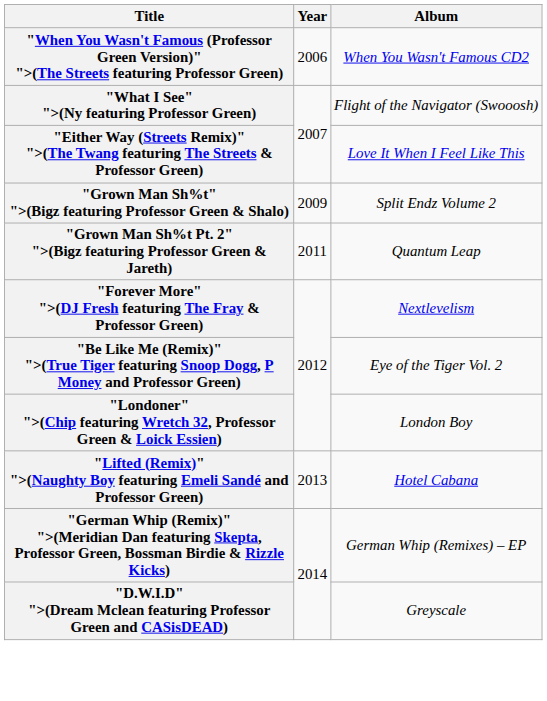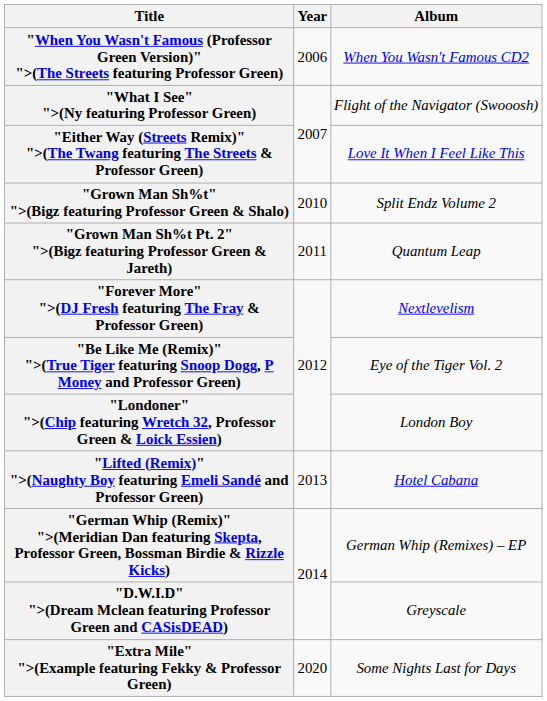(312, 202) 2009 -> (312, 202) 2010
+ row: (149, 667)
